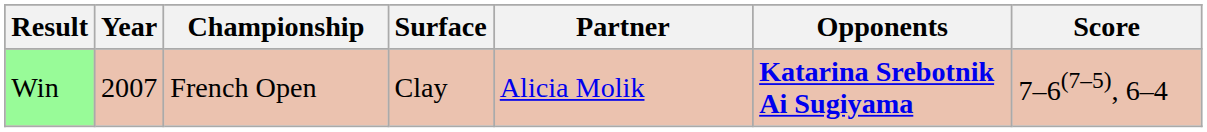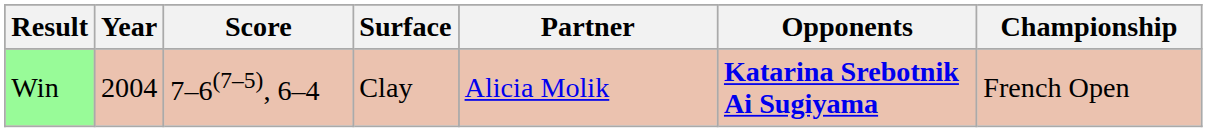columns swapped: (276, 26) <-> (1107, 26)
(129, 87) 2007 -> (129, 87) 2004
